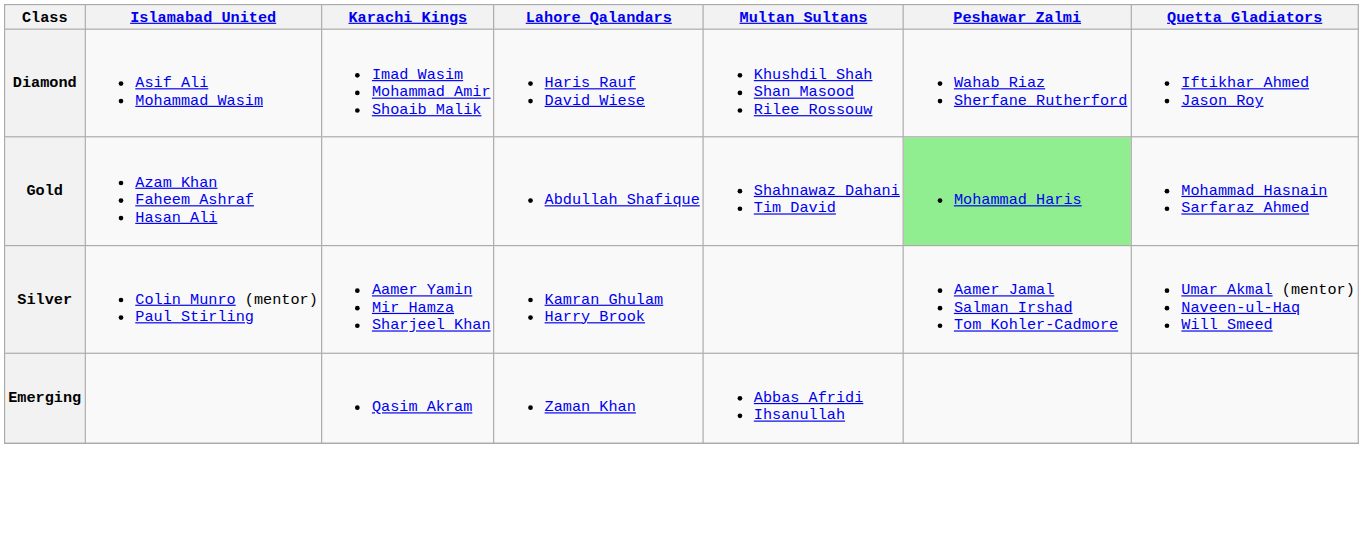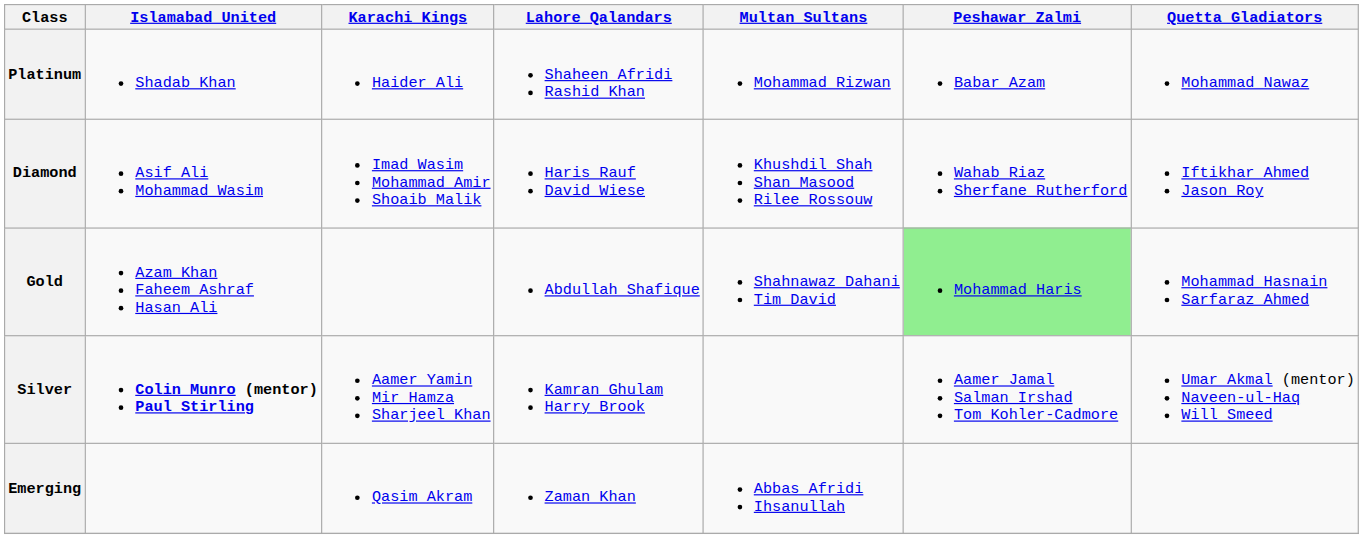+ row: (45, 75)
(203, 308) normal -> (203, 398) bold
